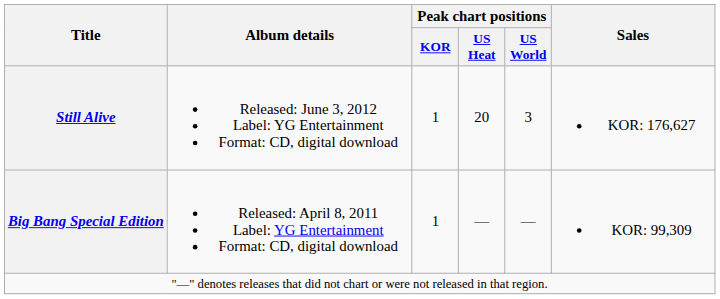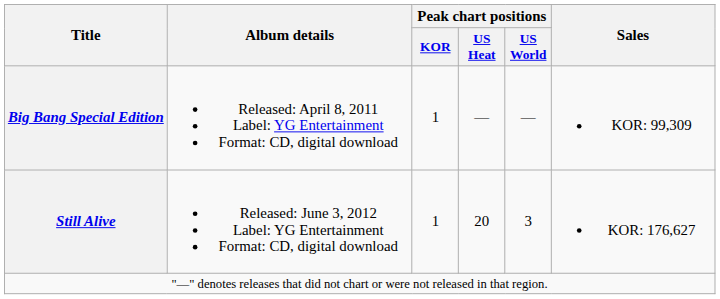rows swapped: (86, 221) <-> (86, 117)
